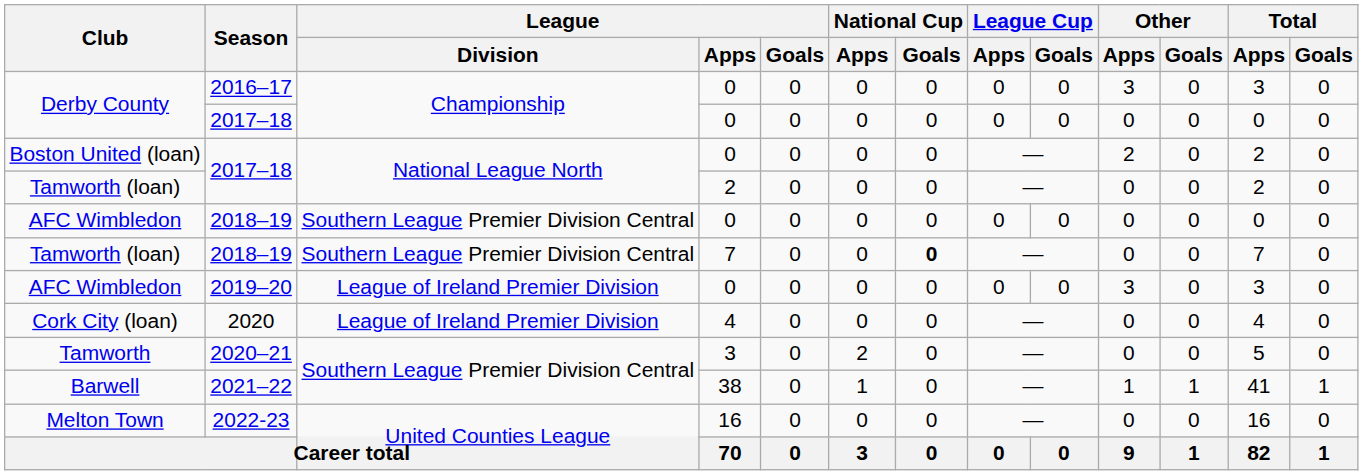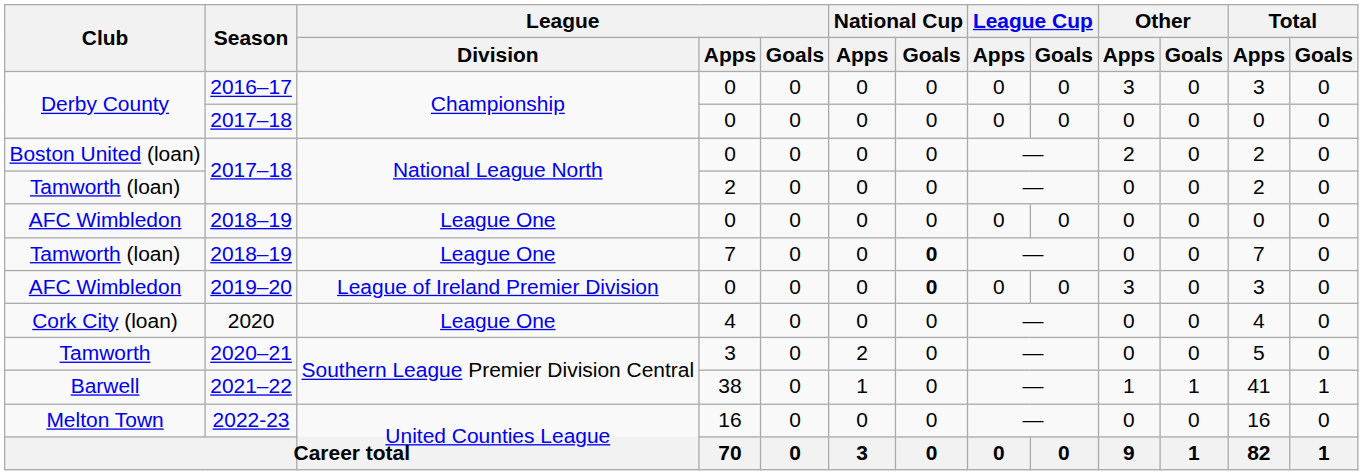(498, 220) Southern League Premier Division Central -> (498, 220) League One
(498, 253) Southern League Premier Division Central -> (498, 253) League One
(932, 287) normal -> (932, 287) bold
(498, 320) League of Ireland Premier Division -> (498, 320) League One
